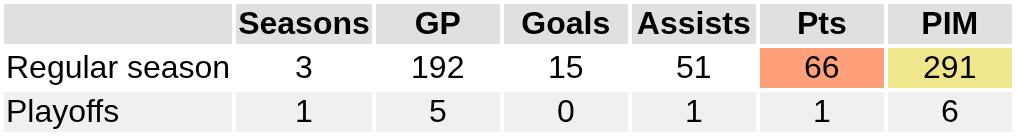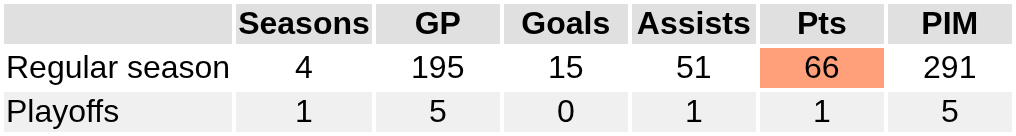(304, 67) 3 -> (304, 67) 4
(438, 67) 192 -> (438, 67) 195
(950, 67) khaki background -> (950, 67) no background
(950, 111) 6 -> (950, 111) 5
